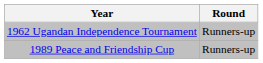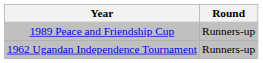rows swapped: (102, 49) <-> (102, 31)
